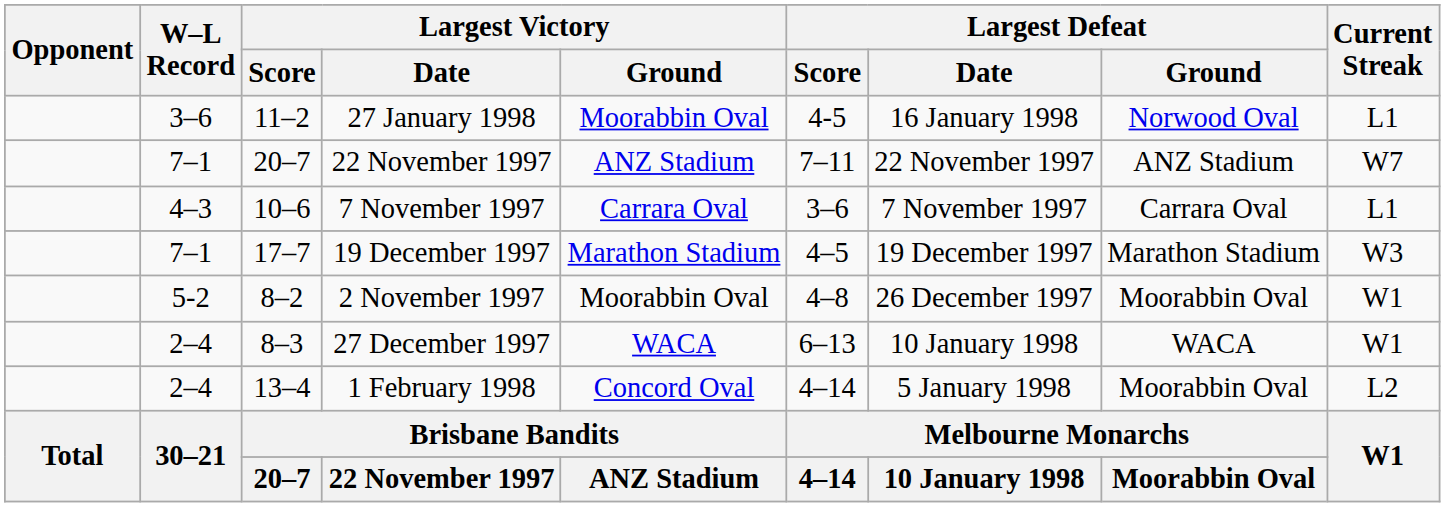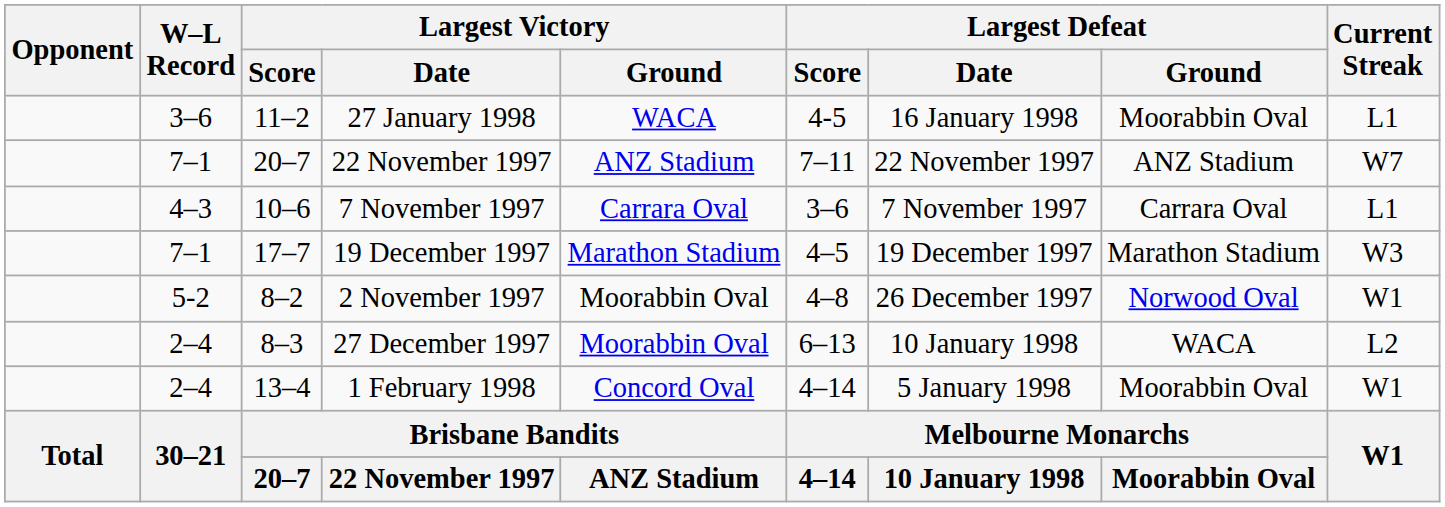(674, 117) Moorabbin Oval -> (674, 117) WACA
(1214, 117) Norwood Oval -> (1214, 117) Moorabbin Oval
(1214, 298) Moorabbin Oval -> (1214, 298) Norwood Oval
(674, 343) WACA -> (674, 343) Moorabbin Oval
(1383, 343) W1 -> (1383, 343) L2
(1383, 388) L2 -> (1383, 388) W1
